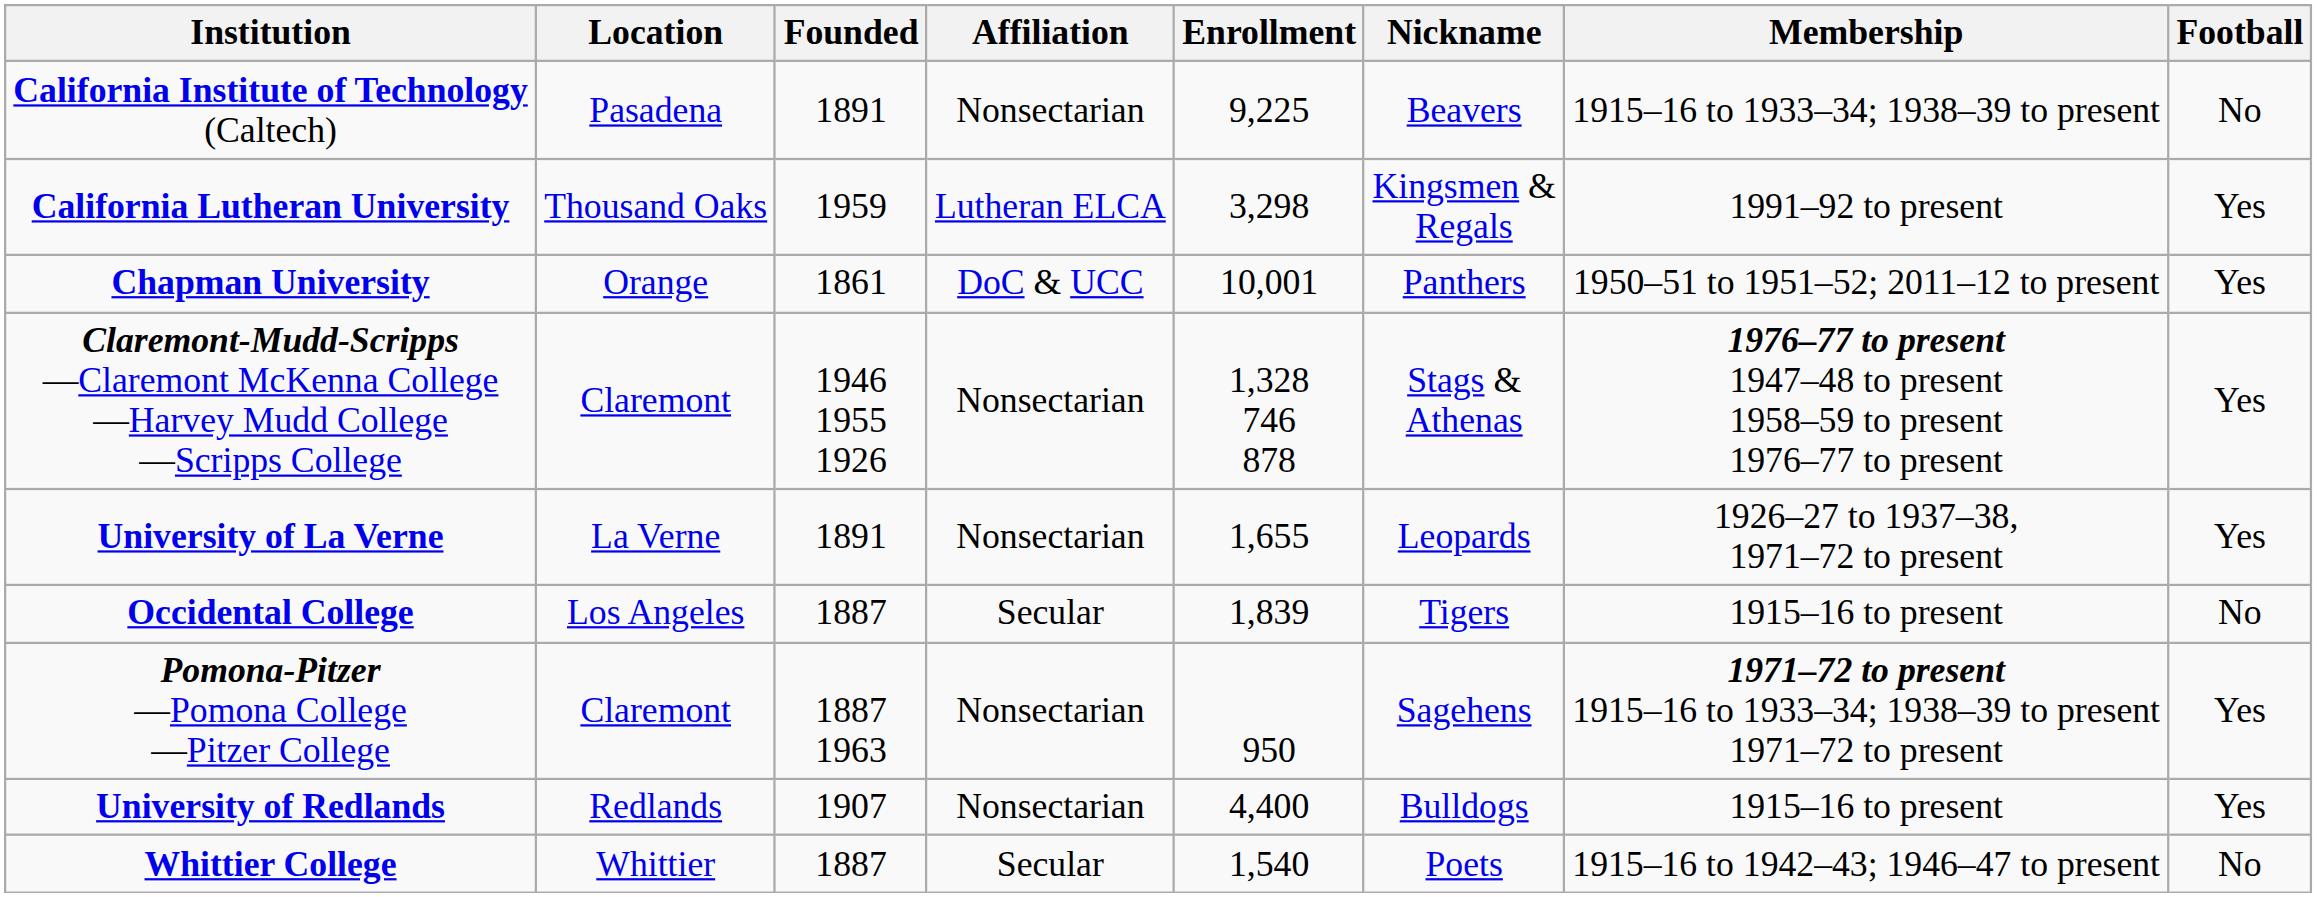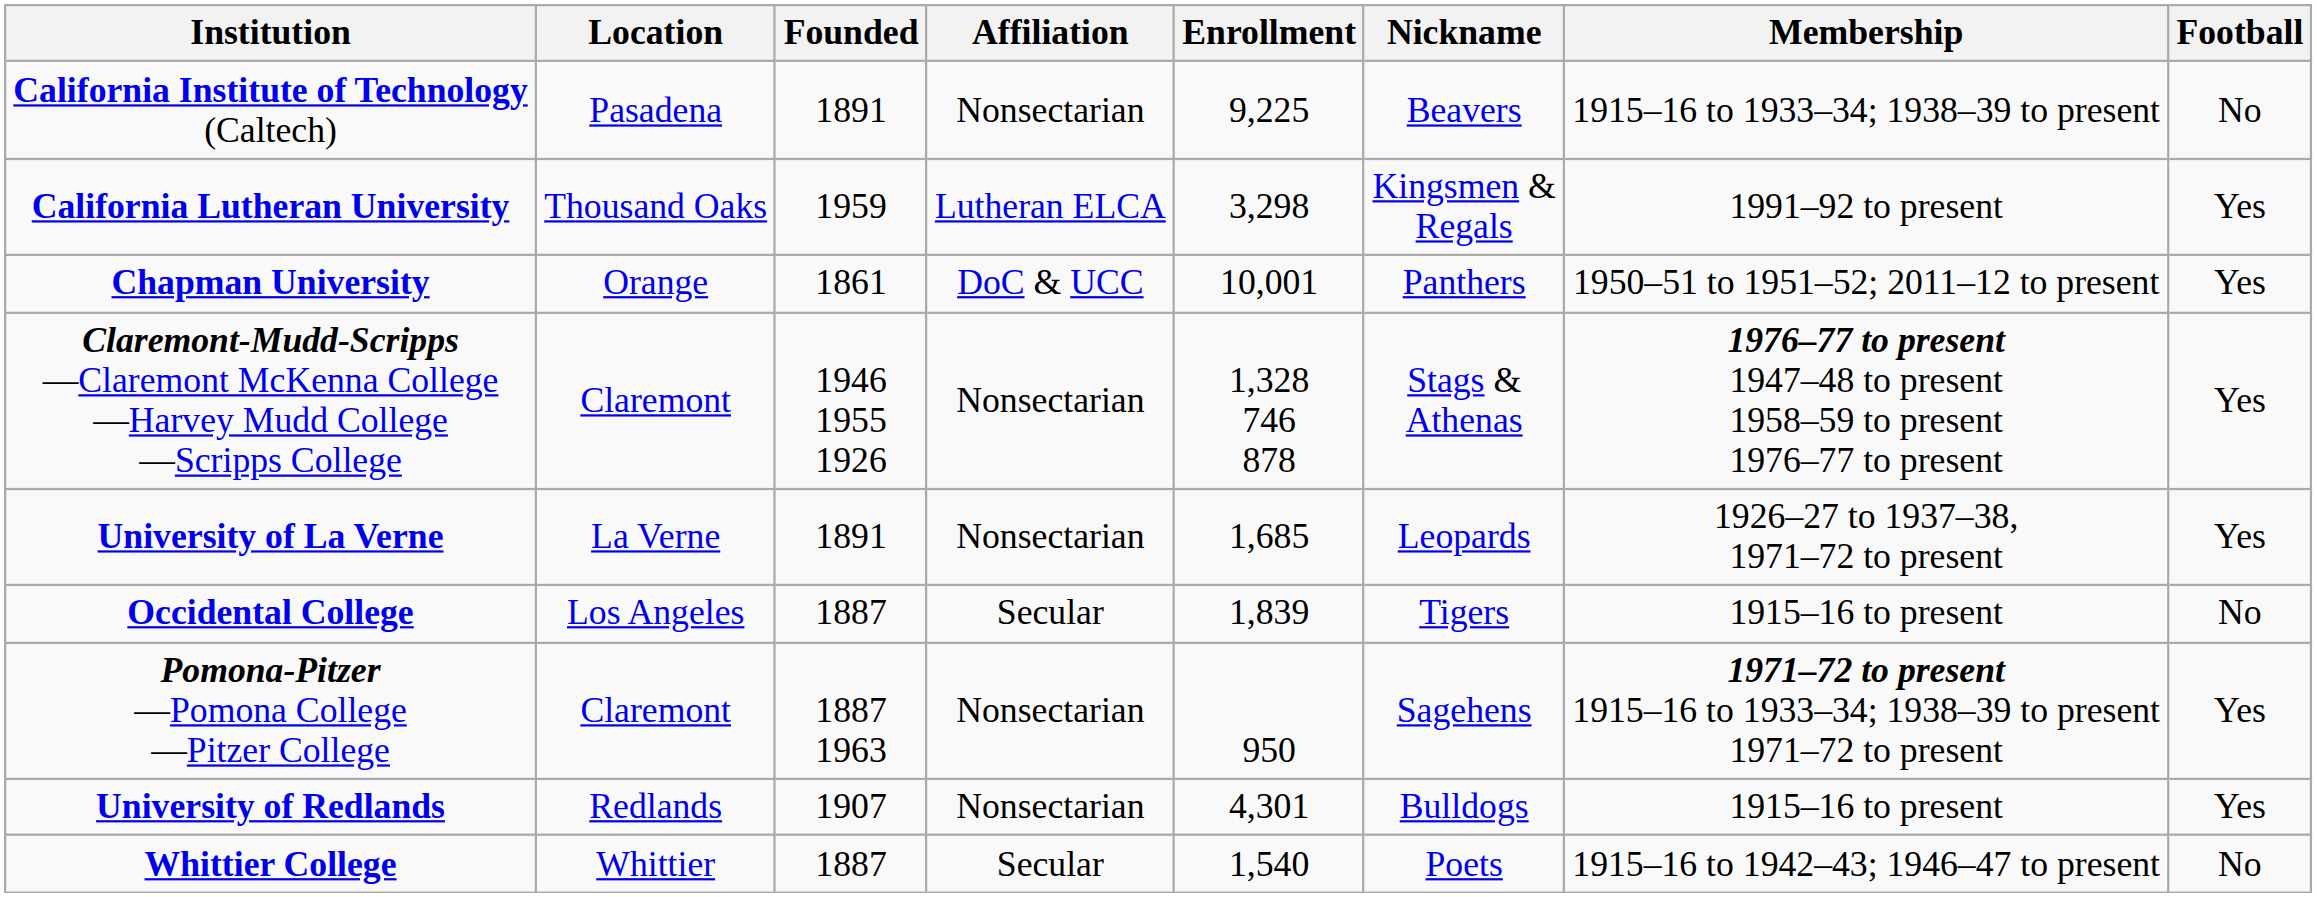(1269, 536) 1,655 -> (1269, 536) 1,685
(1269, 806) 4,400 -> (1269, 806) 4,301
